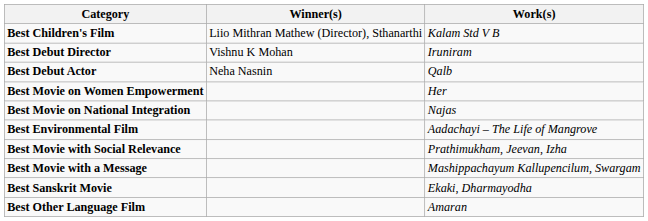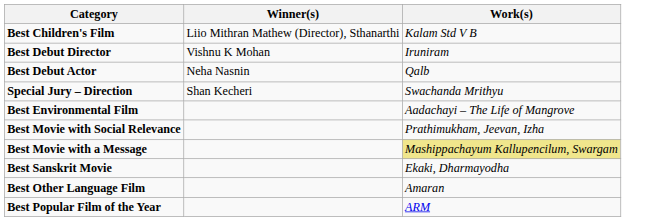+ row: (70, 91)
- row: (105, 91)
- row: (99, 110)
(534, 168) no background -> (511, 149) khaki background
+ row: (84, 206)
